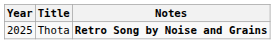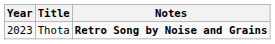(20, 30) 2025 -> (20, 30) 2023
